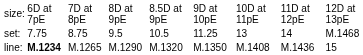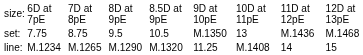(205, 33) 11.25 -> (210, 33) M.1350
(286, 33) 14 -> (298, 33) M.1436
(44, 47) bold -> (44, 47) normal
(210, 47) M.1350 -> (205, 47) 11.25
(298, 47) M.1436 -> (286, 47) 14
